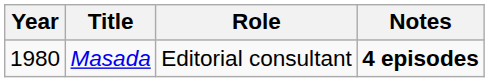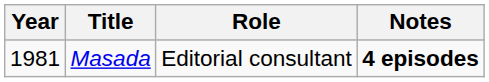(35, 58) 1980 -> (35, 58) 1981
